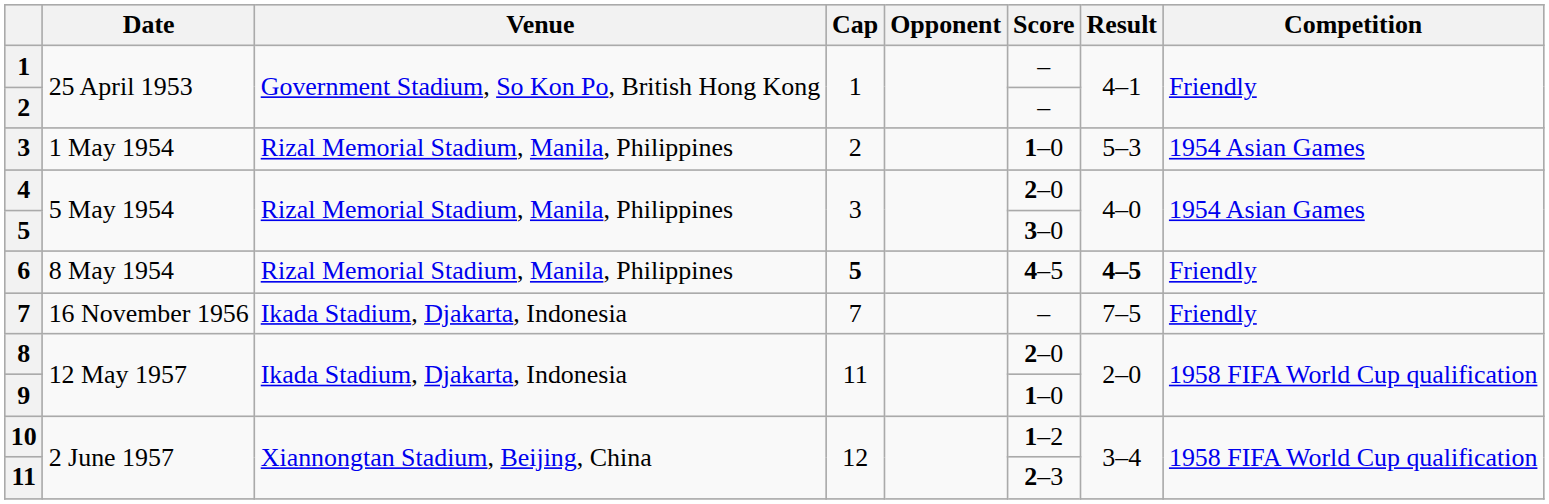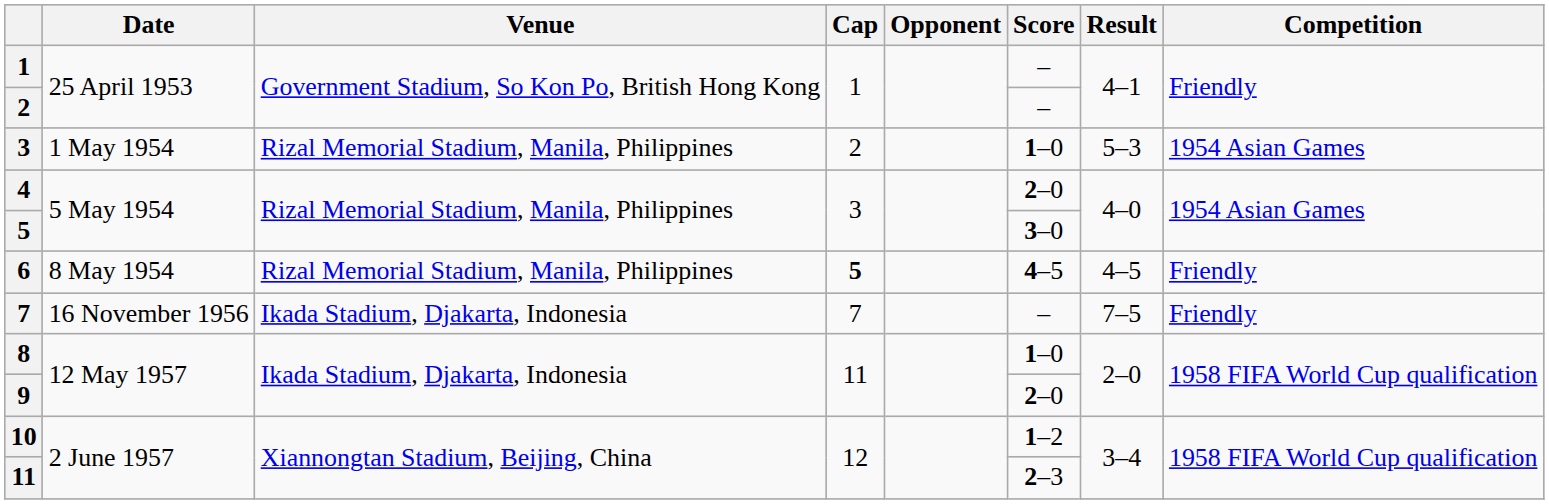(1122, 271) bold -> (1122, 271) normal
(1044, 353) 2–0 -> (1044, 353) 1–0
(1044, 395) 1–0 -> (1044, 395) 2–0
